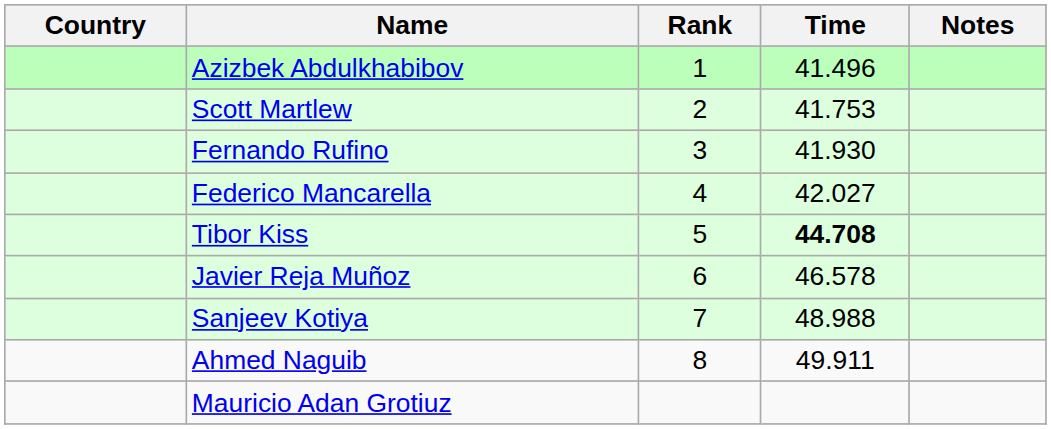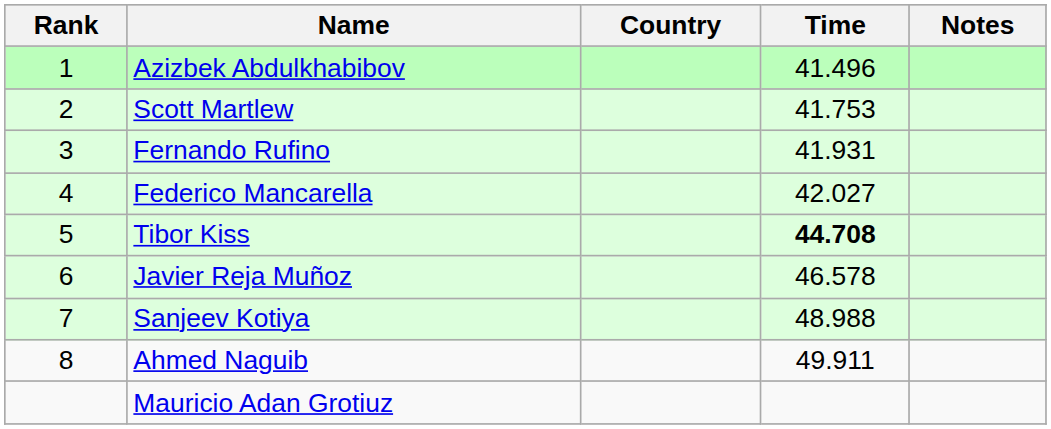columns swapped: (700, 25) <-> (95, 25)
(835, 151) 41.930 -> (835, 151) 41.931
